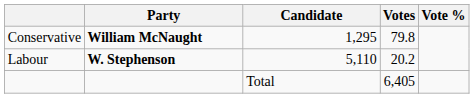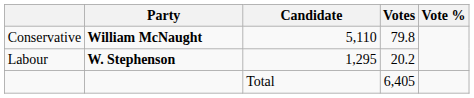(361, 37) 1,295 -> (361, 37) 5,110
(361, 59) 5,110 -> (361, 59) 1,295
